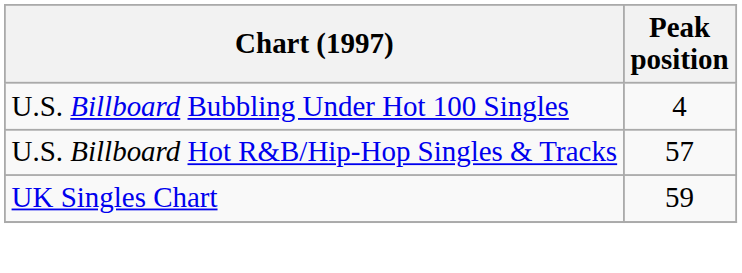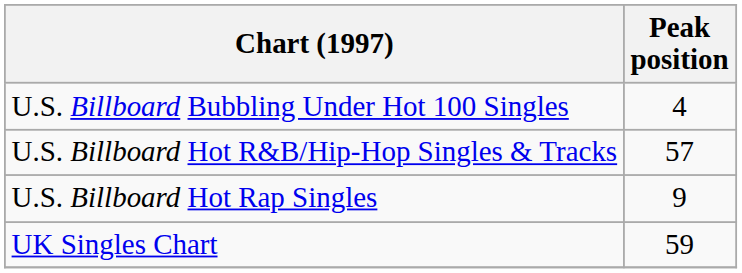+ row: (194, 197)
